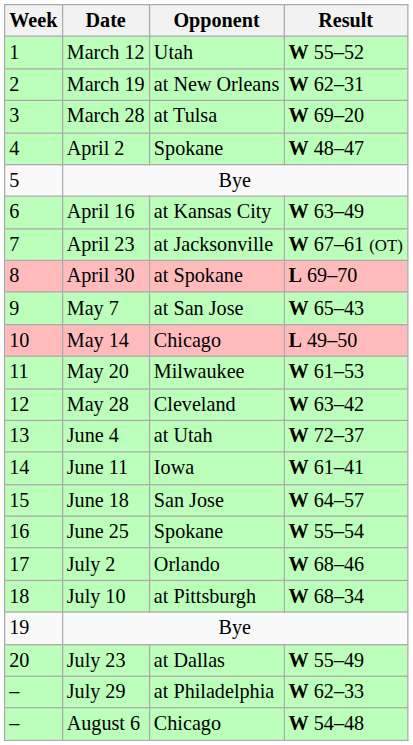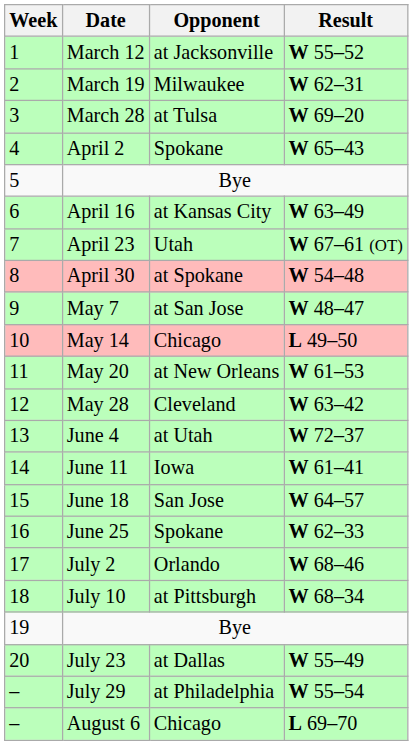(173, 52) Utah -> (213, 52) at Jacksonville
(217, 84) at New Orleans -> (199, 84) Milwaukee
(326, 148) W 48–47 -> (326, 148) W 65–43
(213, 244) at Jacksonville -> (173, 244) Utah
(323, 276) L 69–70 -> (326, 276) W 54–48
(326, 308) W 65–43 -> (326, 308) W 48–47
(199, 372) Milwaukee -> (217, 372) at New Orleans
(326, 532) W 55–54 -> (326, 532) W 62–33
(326, 691) W 62–33 -> (326, 691) W 55–54
(326, 723) W 54–48 -> (323, 723) L 69–70
